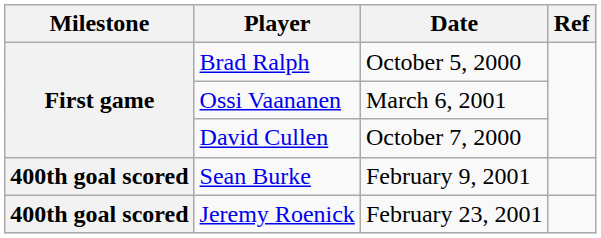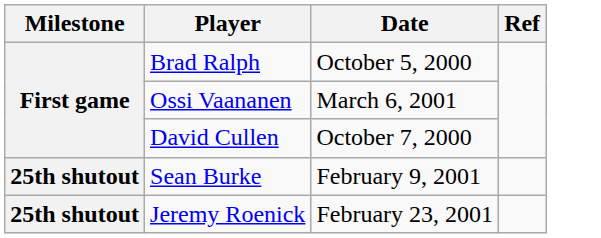(99, 175) 400th goal scored -> (75, 175) 25th shutout
(99, 213) 400th goal scored -> (75, 213) 25th shutout
